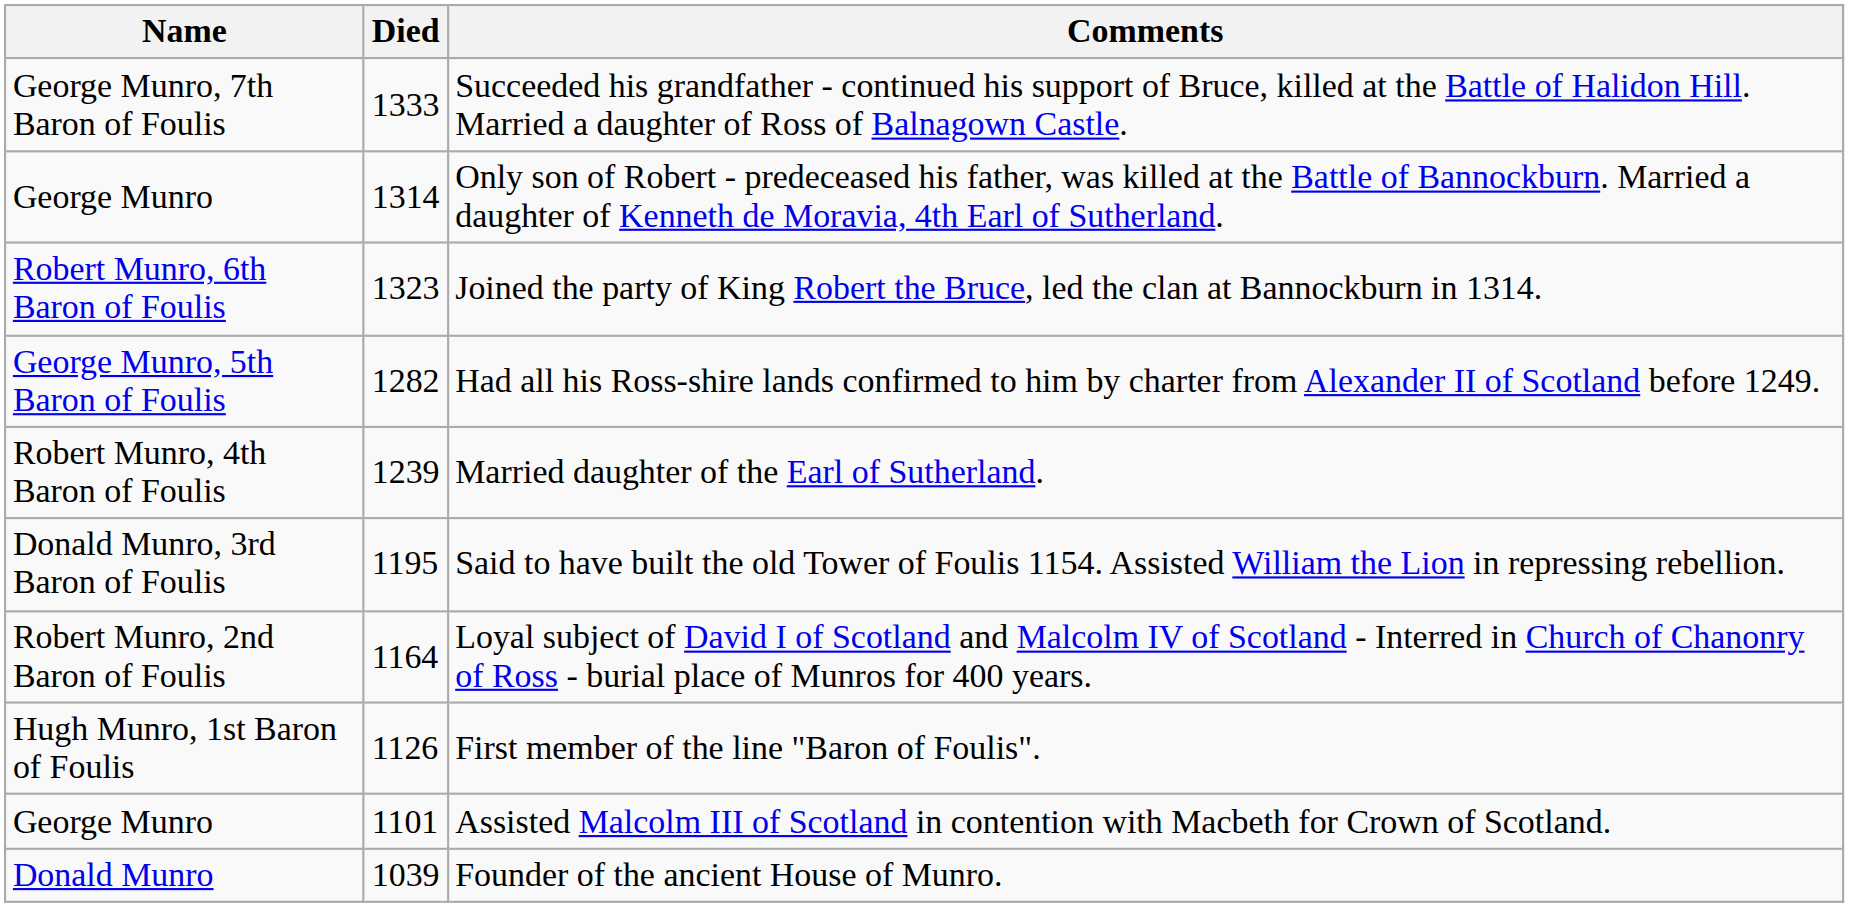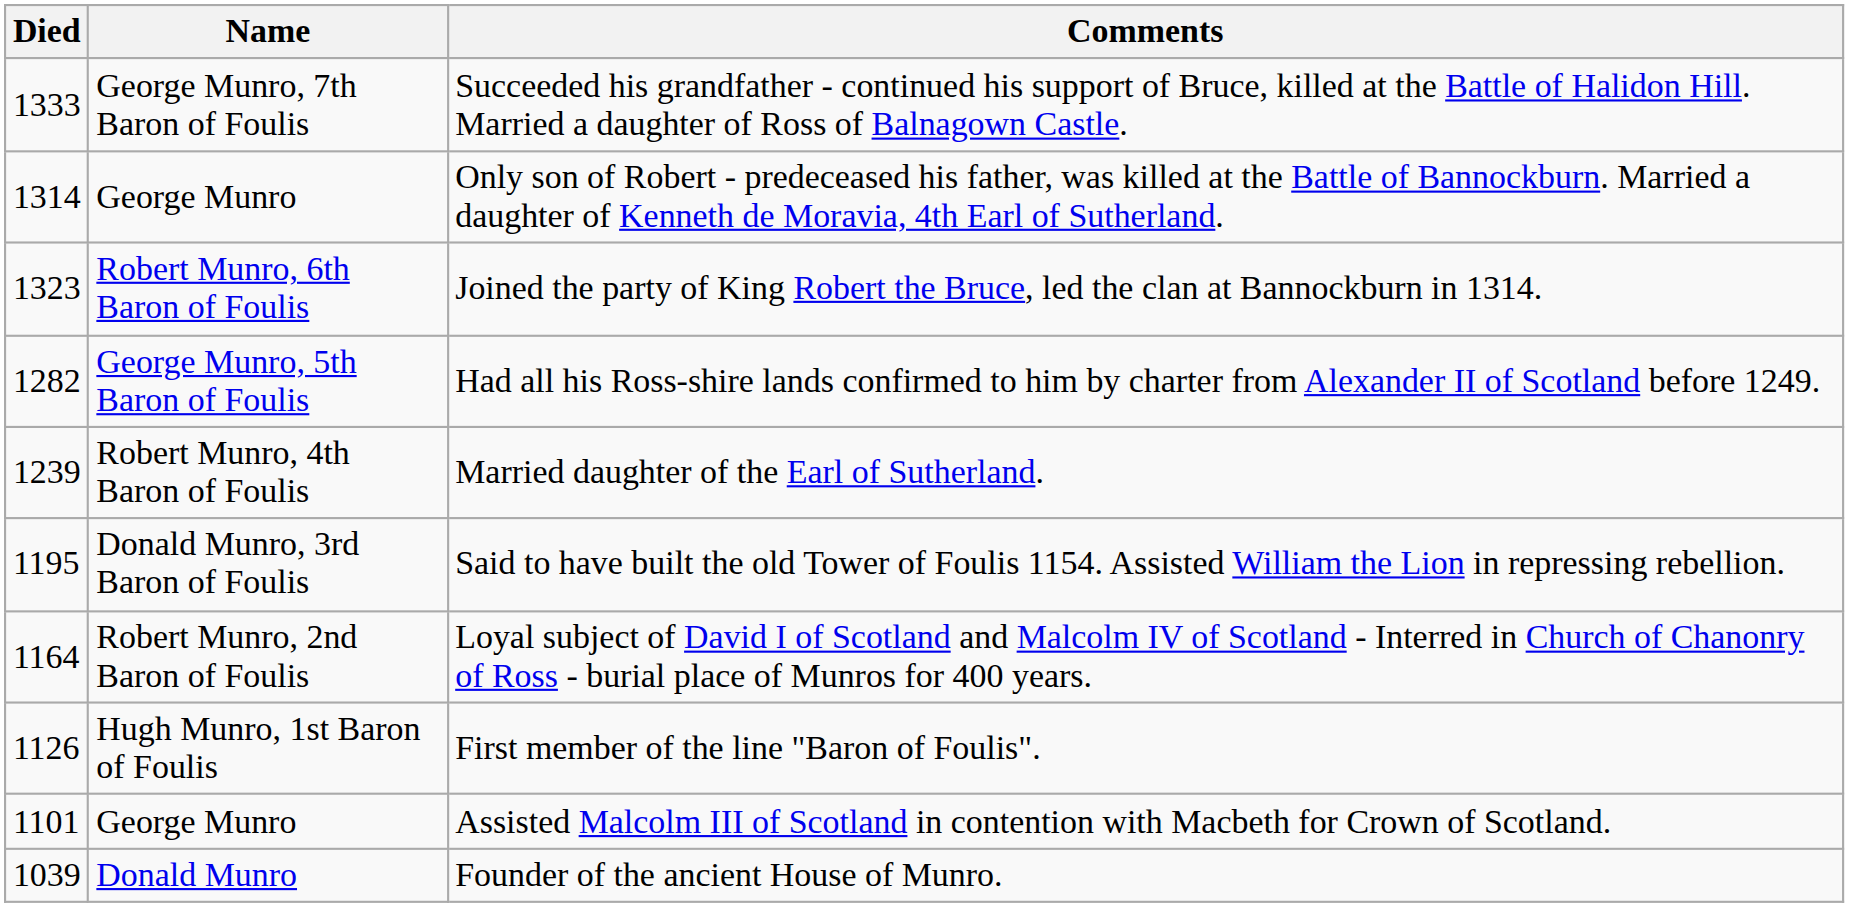columns swapped: (184, 31) <-> (406, 31)
